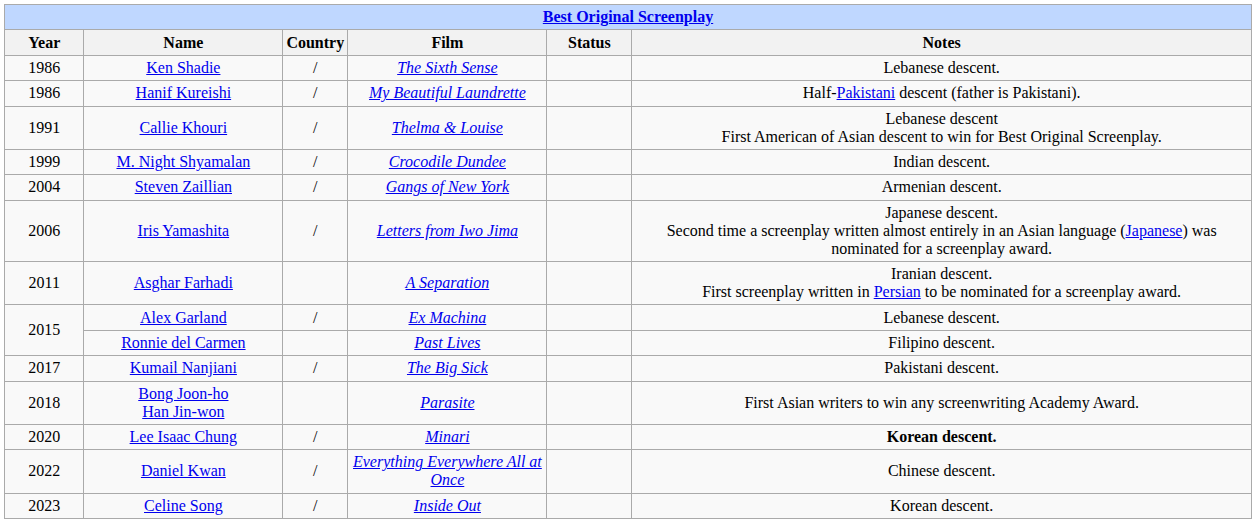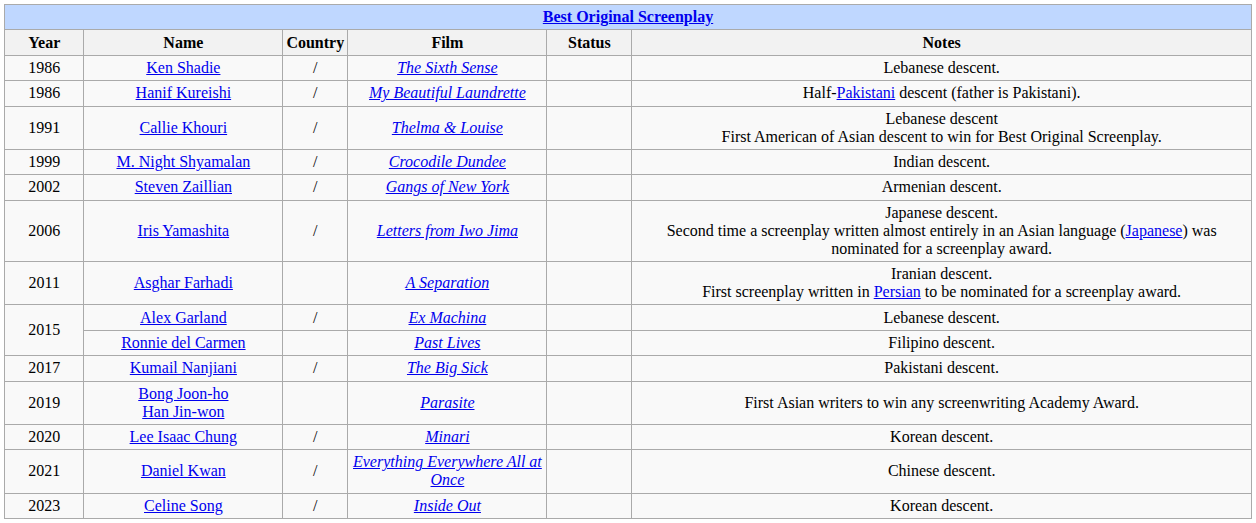(44, 187) 2004 -> (44, 187) 2002
(44, 402) 2018 -> (44, 402) 2019
(942, 437) bold -> (942, 437) normal
(44, 471) 2022 -> (44, 471) 2021
